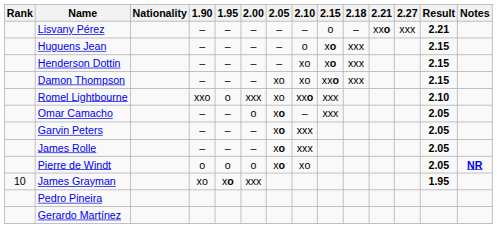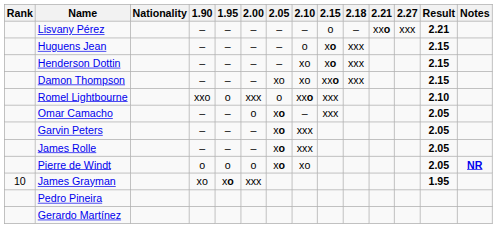(279, 97) xo -> (279, 97) o
